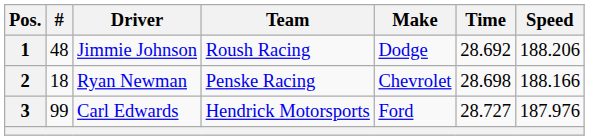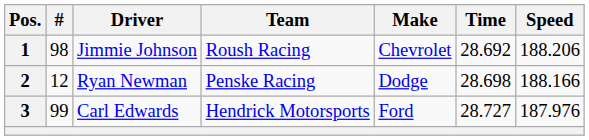(59, 50) 48 -> (59, 50) 98
(403, 50) Dodge -> (415, 50) Chevrolet
(59, 81) 18 -> (59, 81) 12
(415, 81) Chevrolet -> (403, 81) Dodge
